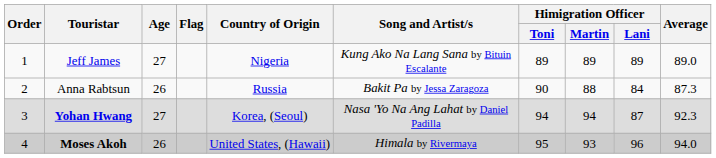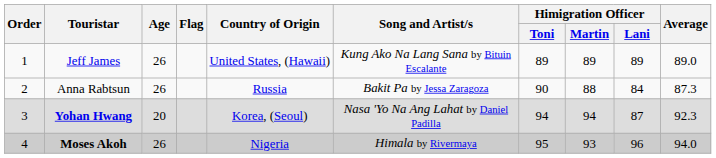(159, 61) 27 -> (159, 61) 26
(270, 61) Nigeria -> (270, 61) United States, (Hawaii)
(159, 116) 27 -> (159, 116) 20
(270, 143) United States, (Hawaii) -> (270, 143) Nigeria
